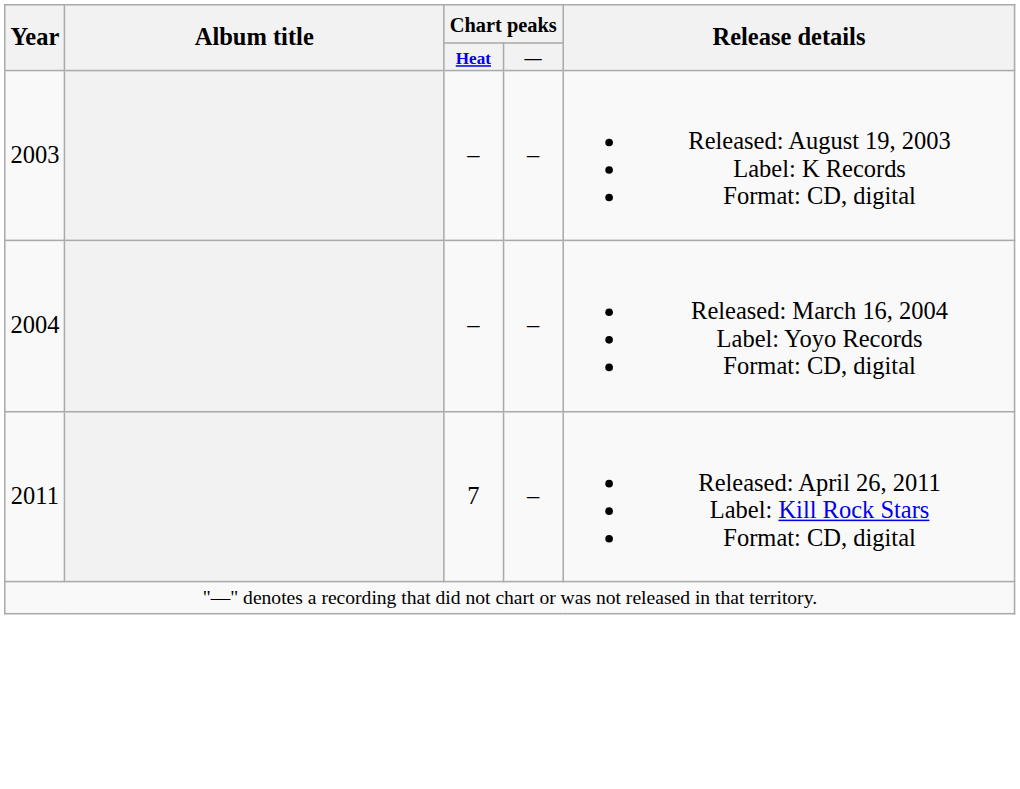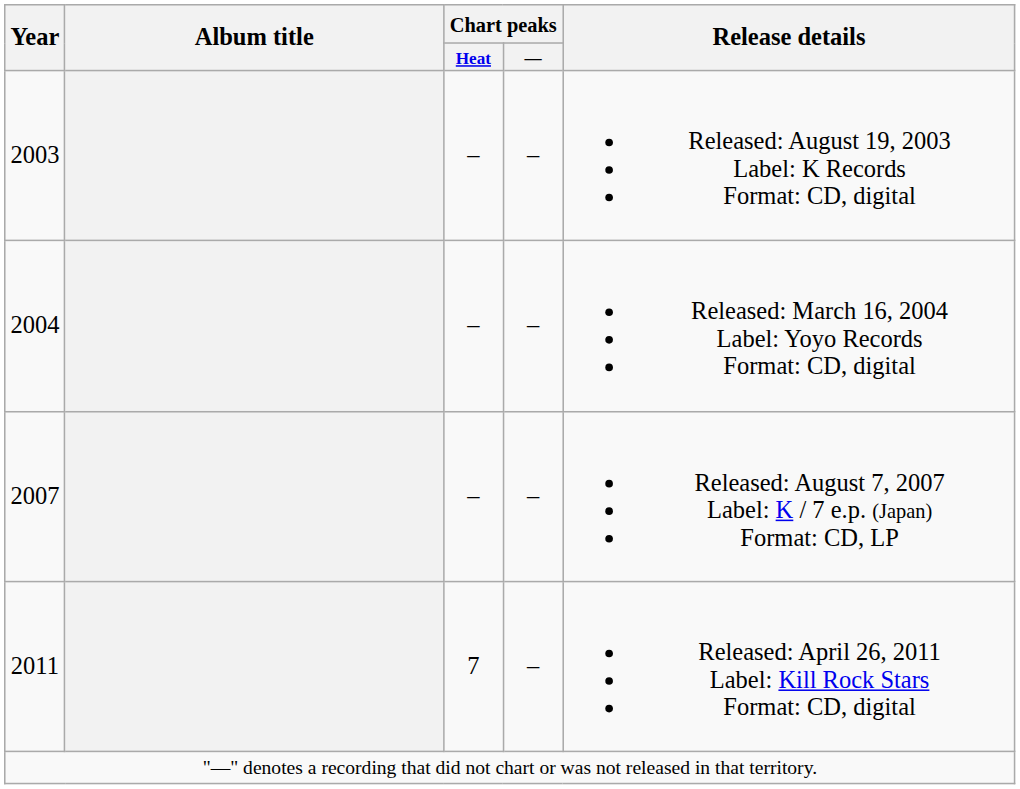+ row: (35, 496)
